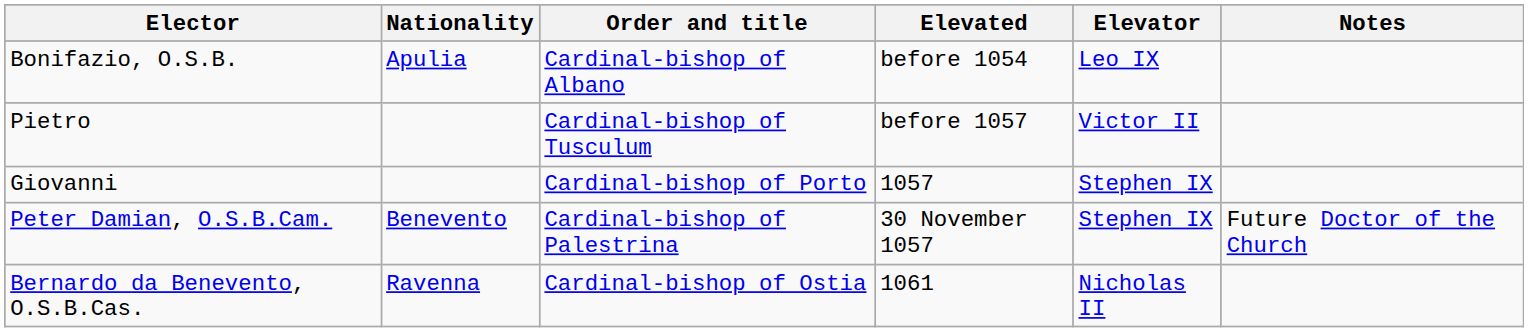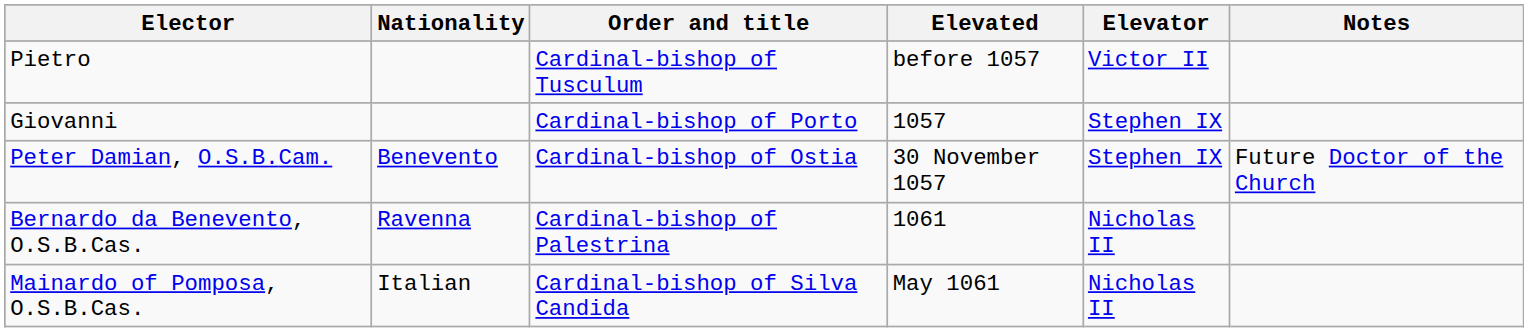- row: (124, 60)
(665, 233) Cardinal-bishop of Palestrina -> (696, 158) Cardinal-bishop of Ostia
(705, 283) Cardinal-bishop of Ostia -> (656, 233) Cardinal-bishop of Palestrina
+ row: (144, 296)
